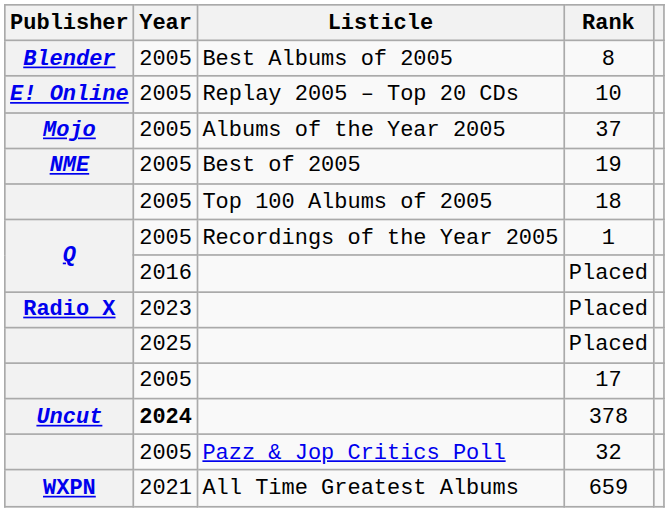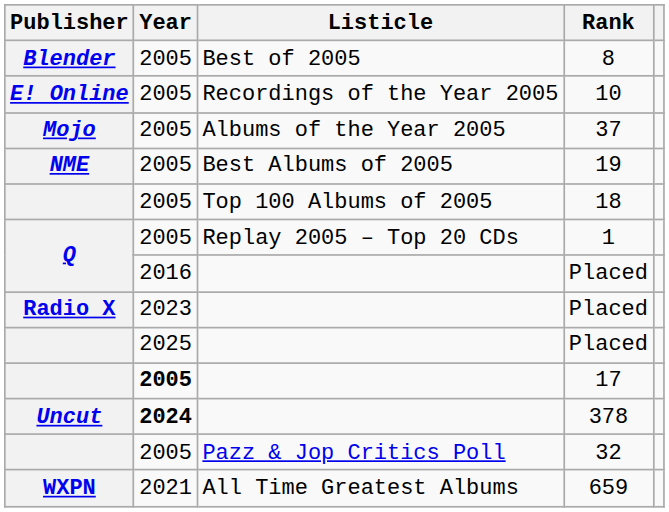(328, 59) Best Albums of 2005 -> (282, 59) Best of 2005
(361, 94) Replay 2005 – Top 20 CDs -> (380, 94) Recordings of the Year 2005
(282, 166) Best of 2005 -> (328, 166) Best Albums of 2005
(380, 238) Recordings of the Year 2005 -> (361, 238) Replay 2005 – Top 20 CDs
(166, 381) normal -> (166, 381) bold
